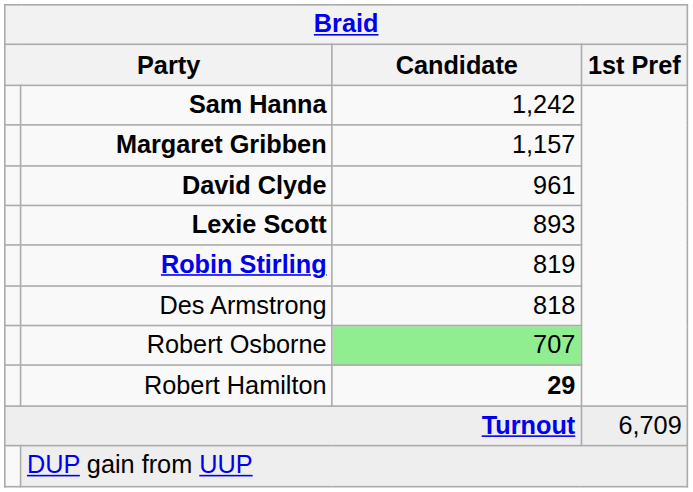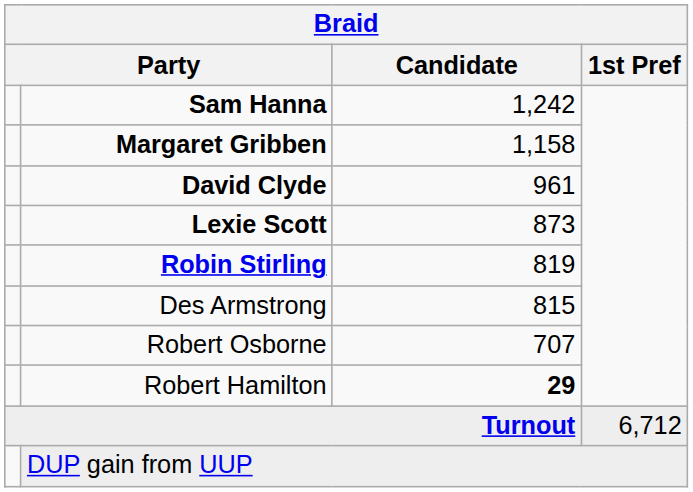(544, 144) 1,157 -> (544, 144) 1,158
(554, 225) 893 -> (554, 225) 873
(554, 305) 818 -> (554, 305) 815
(554, 345) lightgreen background -> (554, 345) no background
(650, 425) 6,709 -> (650, 425) 6,712
